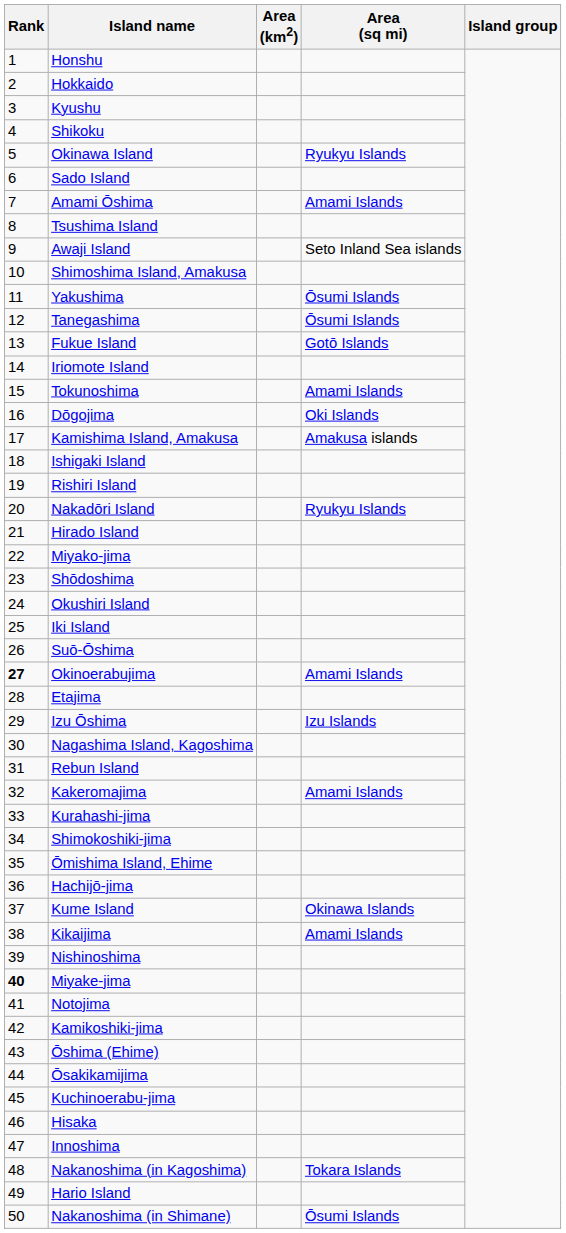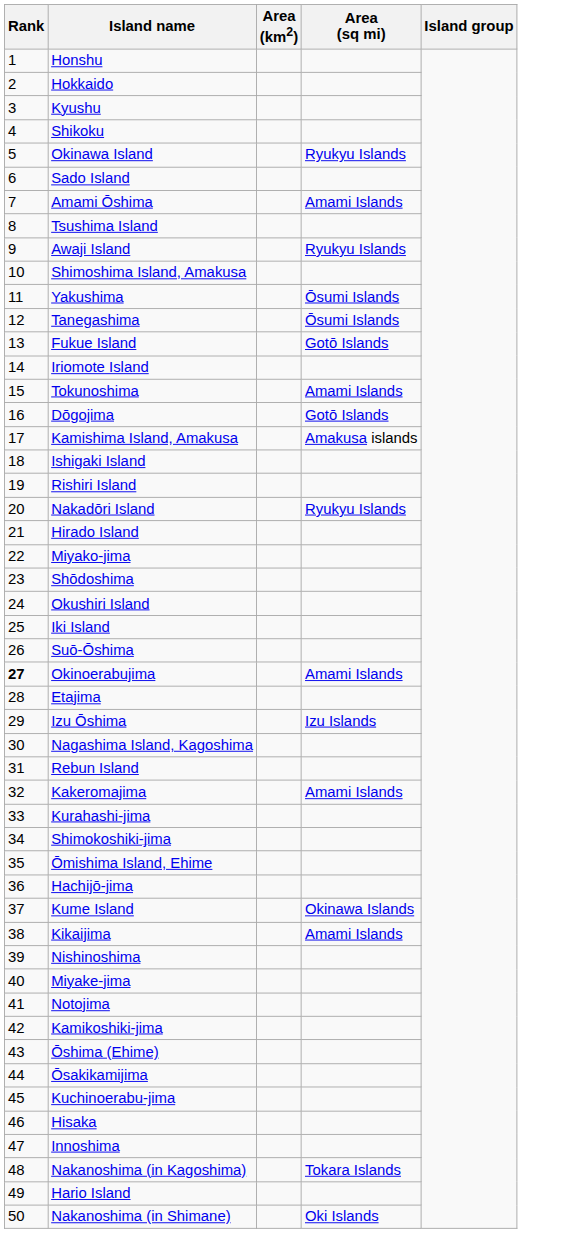(383, 249) Seto Inland Sea islands -> (355, 249) Ryukyu Islands
(342, 414) Oki Islands -> (347, 414) Gotō Islands
(16, 981) bold -> (16, 981) normal
(352, 1217) Ōsumi Islands -> (342, 1217) Oki Islands
